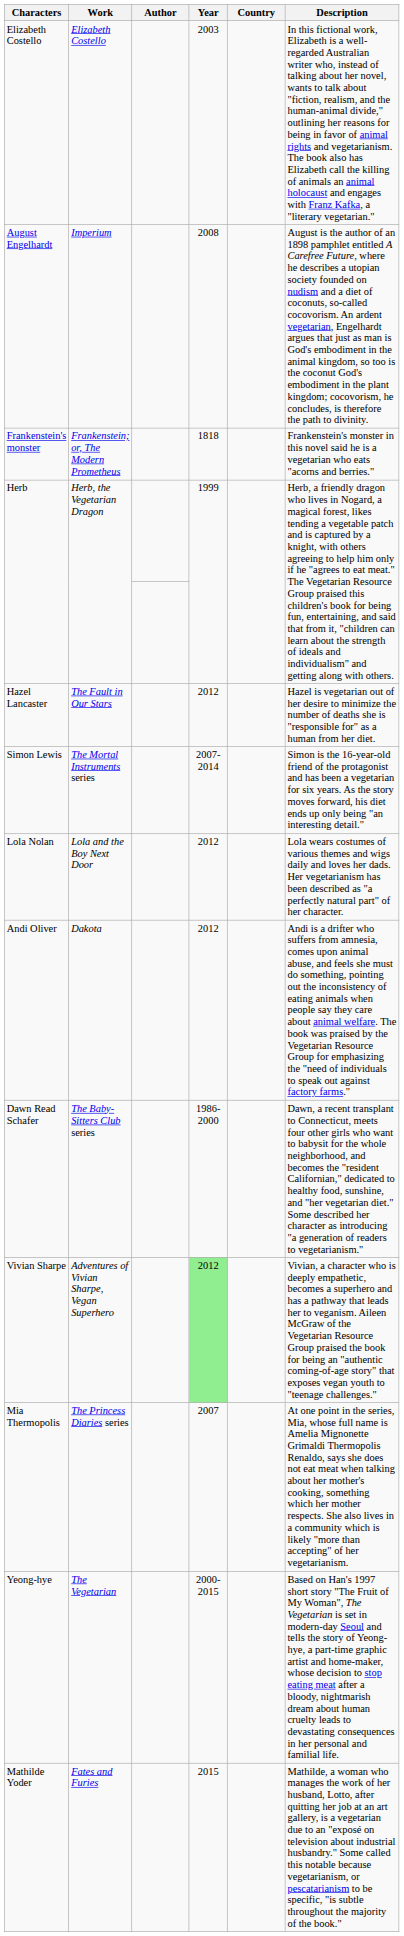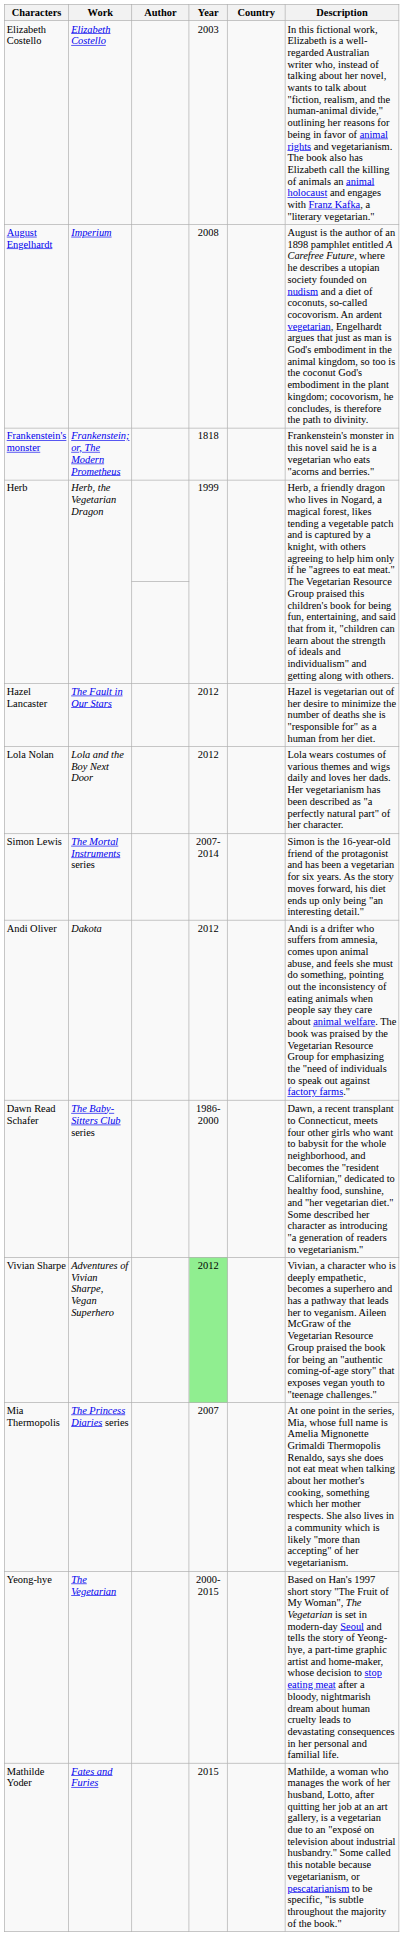rows swapped: (34, 755) <-> (30, 841)
